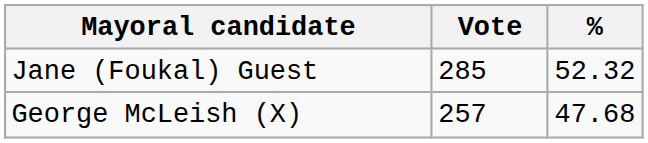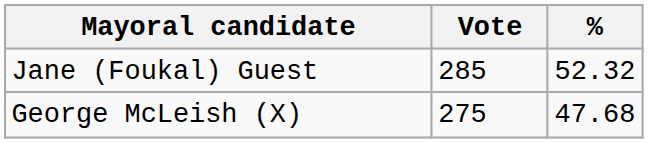(462, 115) 257 -> (462, 115) 275
